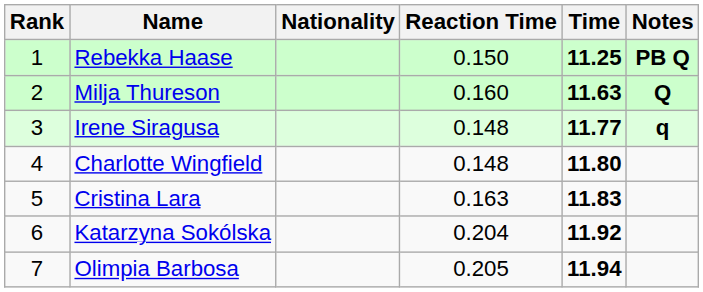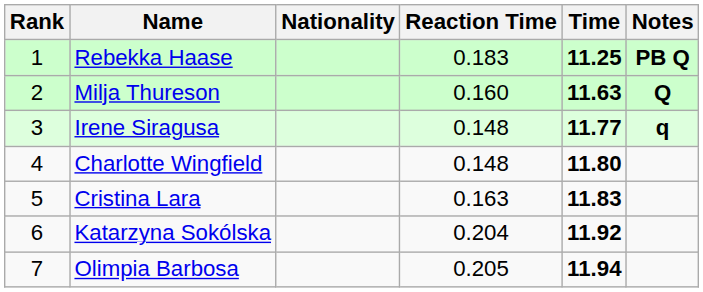(481, 57) 0.150 -> (481, 57) 0.183
